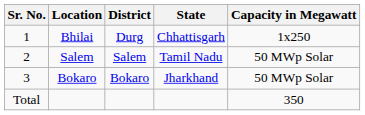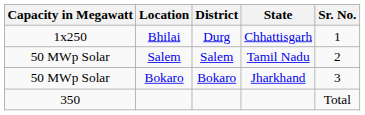columns swapped: (27, 15) <-> (294, 15)
